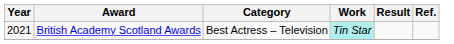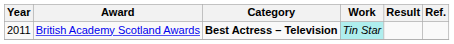(19, 30) 2021 -> (19, 30) 2011
(267, 30) normal -> (271, 30) bold
